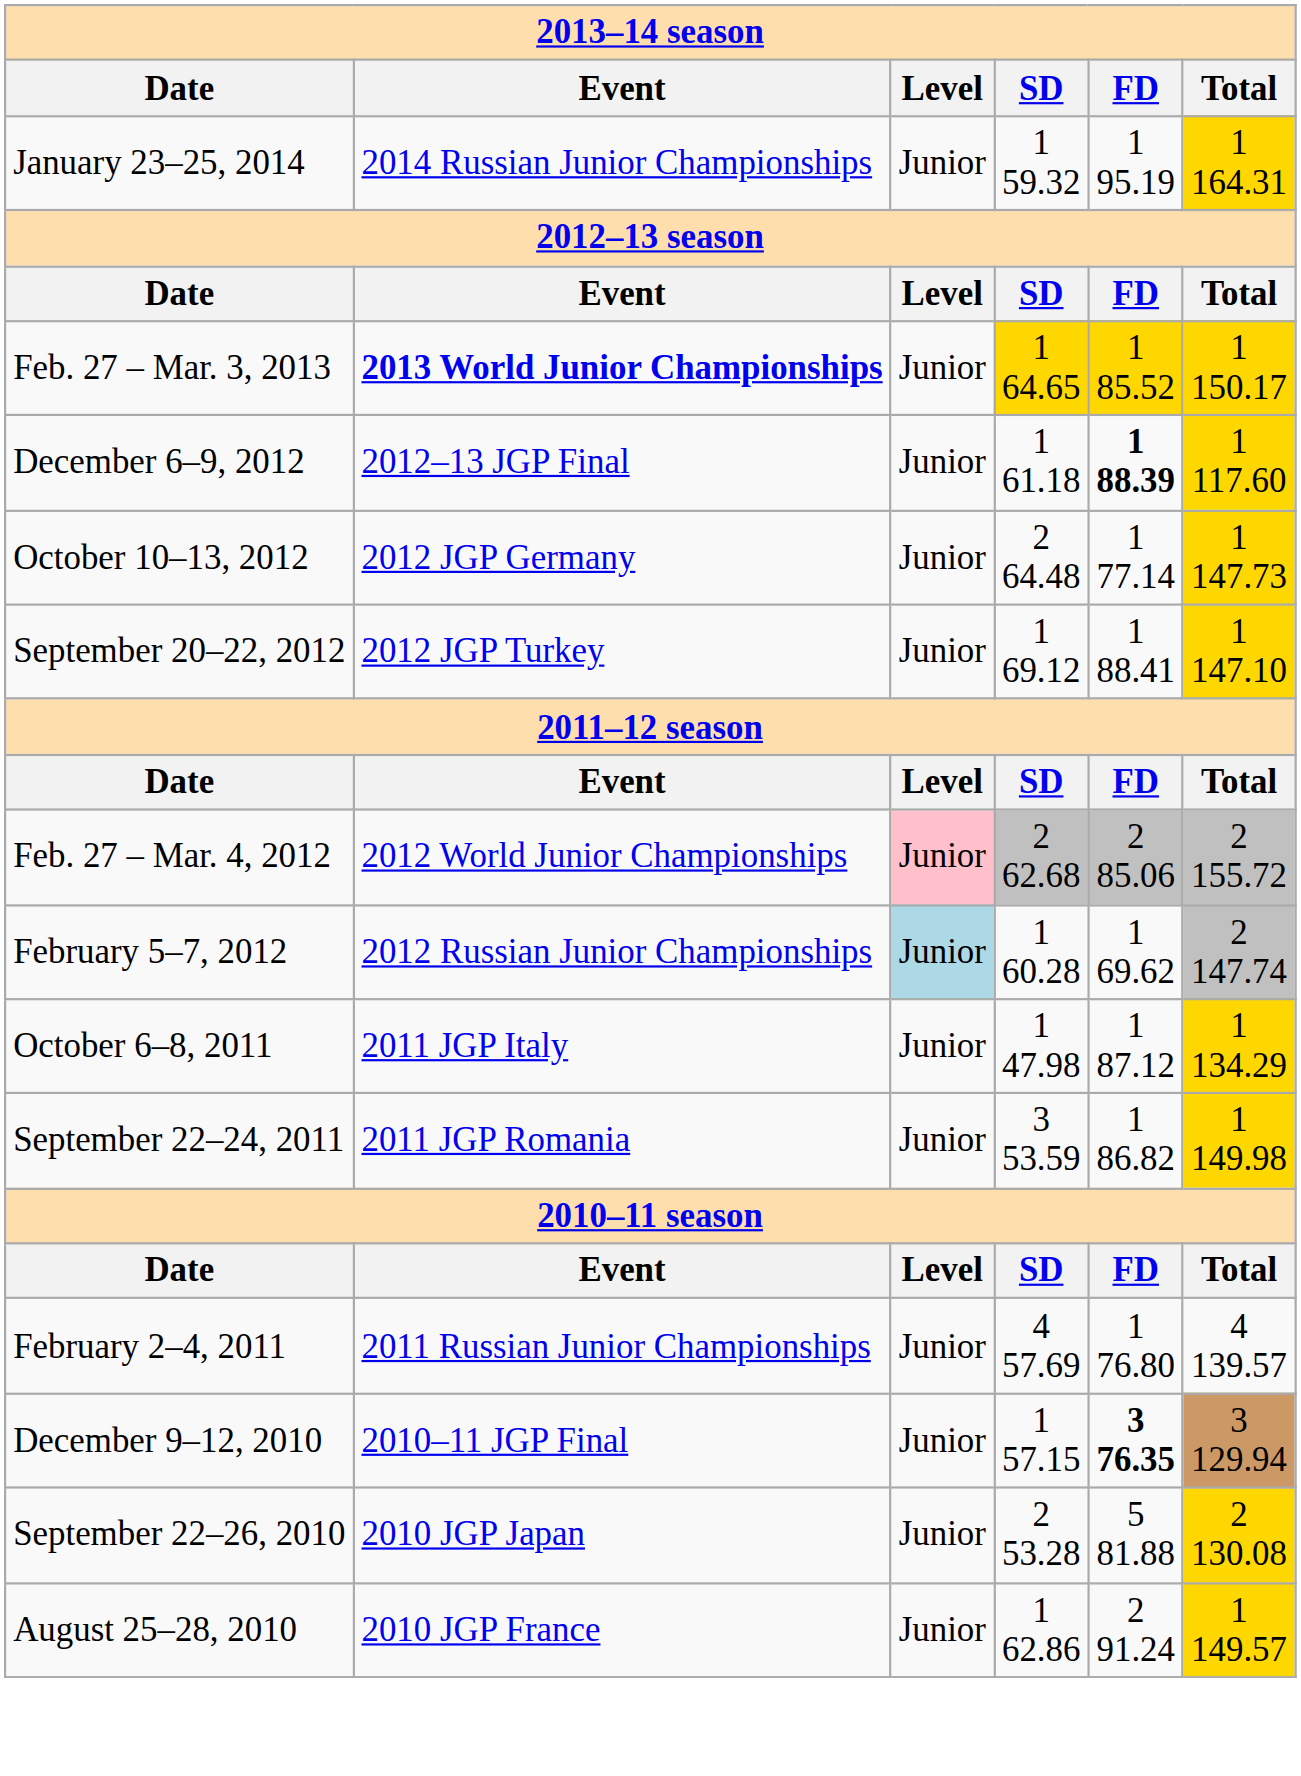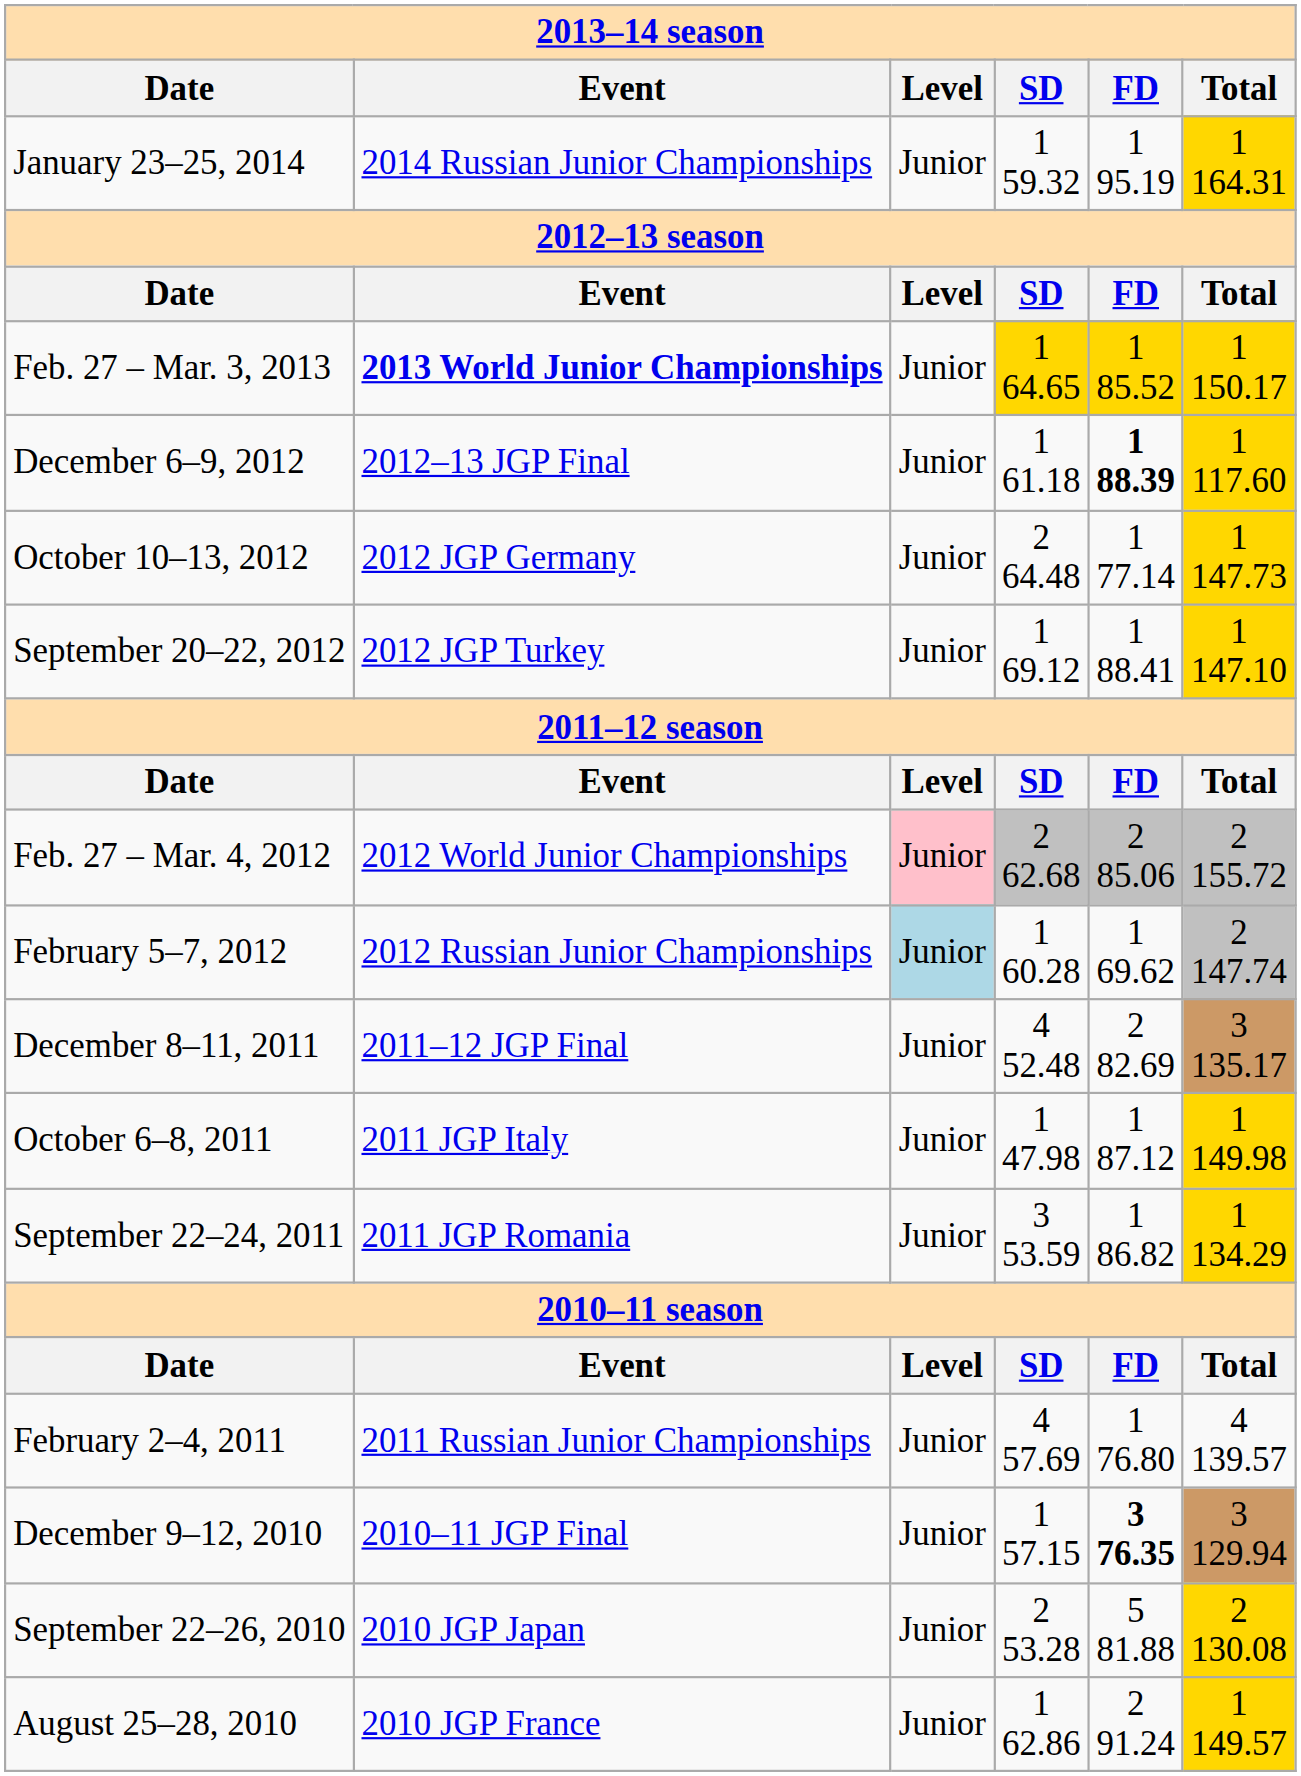+ row: (166, 1045)
(1239, 1045) 1 134.29 -> (1239, 1140) 1 149.98
(1239, 1140) 1 149.98 -> (1239, 1234) 1 134.29
